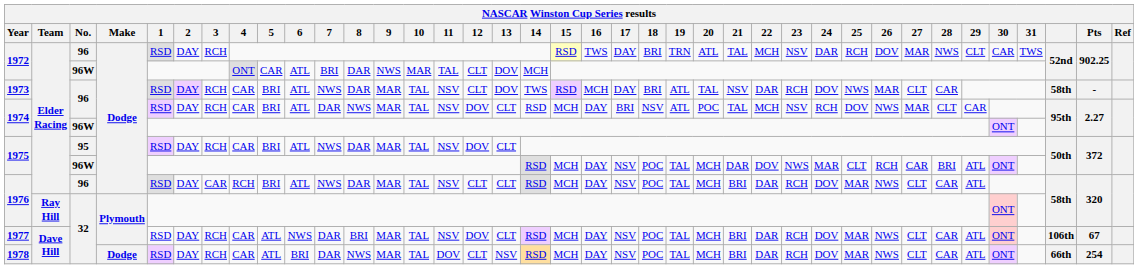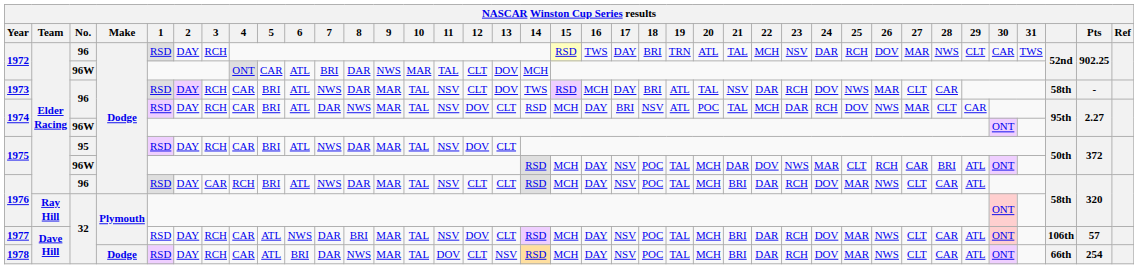(797, 108) NSV -> (797, 108) DAR
(1094, 235) 67 -> (1094, 235) 57
